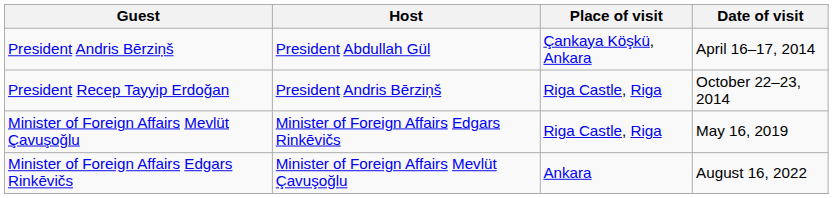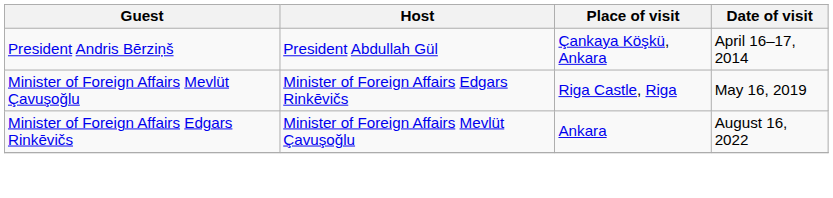- row: (119, 90)
